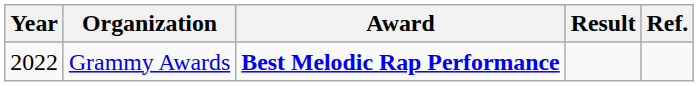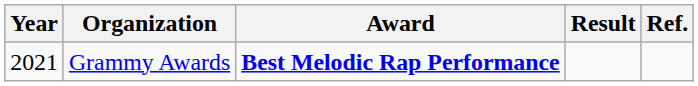(34, 61) 2022 -> (34, 61) 2021
